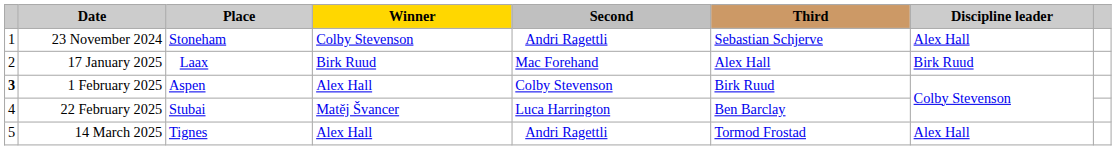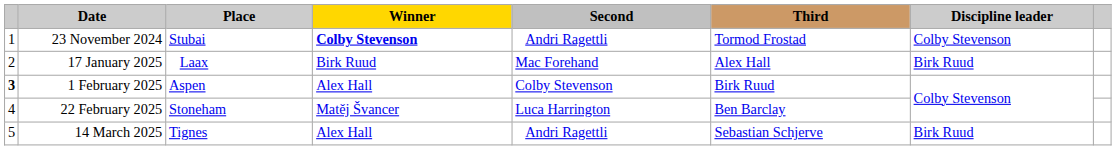(198, 39) Stoneham -> (187, 39) Stubai
(365, 39) normal -> (367, 39) bold
(769, 39) Sebastian Schjerve -> (760, 39) Tormod Frostad
(942, 39) Alex Hall -> (962, 39) Colby Stevenson
(187, 109) Stubai -> (198, 109) Stoneham
(760, 132) Tormod Frostad -> (769, 132) Sebastian Schjerve
(942, 132) Alex Hall -> (944, 132) Birk Ruud
